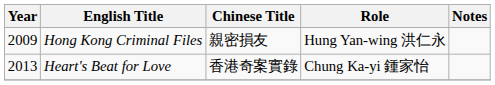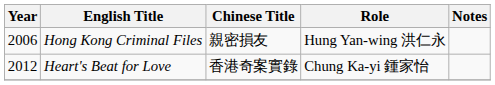(23, 40) 2009 -> (23, 40) 2006
(23, 67) 2013 -> (23, 67) 2012
